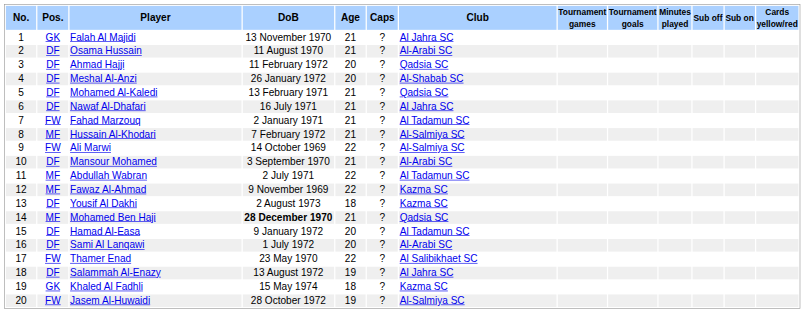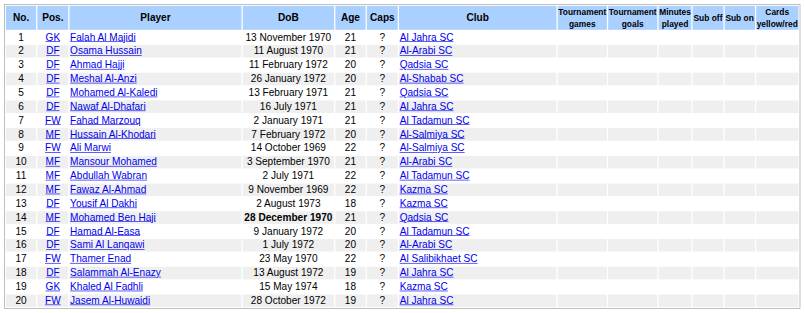(350, 134) 21 -> (350, 134) 20
(53, 162) DF -> (53, 162) MF
(432, 300) Al-Salmiya SC -> (427, 300) Al Jahra SC
